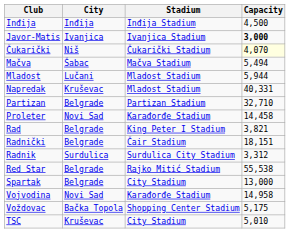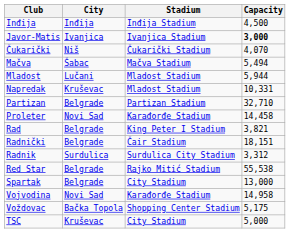(256, 51) lightyellow background -> (256, 51) no background
(258, 90) 40,331 -> (258, 90) 10,331
(256, 222) 5,010 -> (256, 222) 5,000
